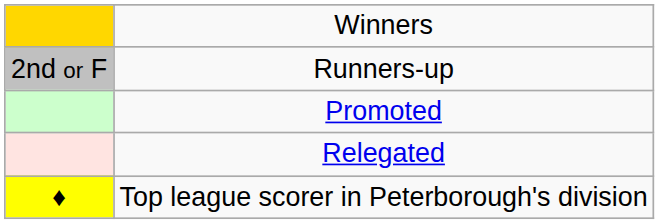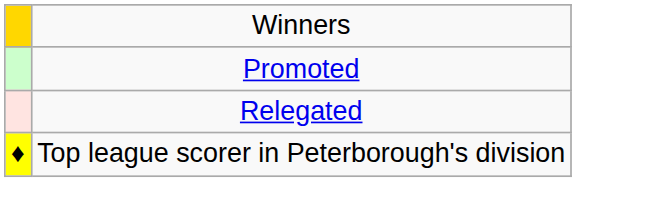- row: (384, 68)
